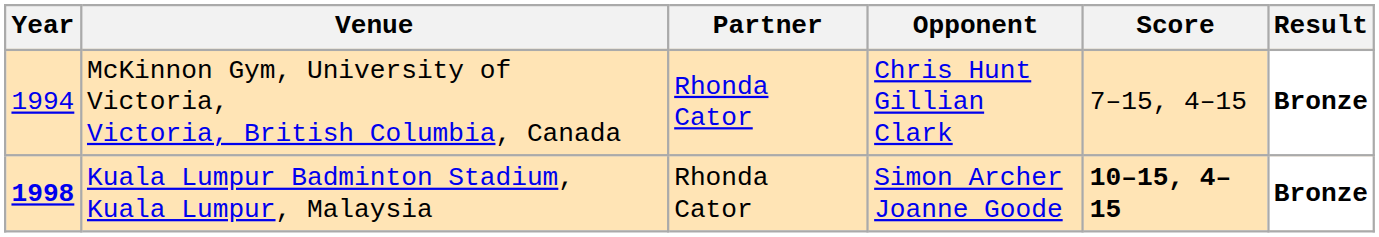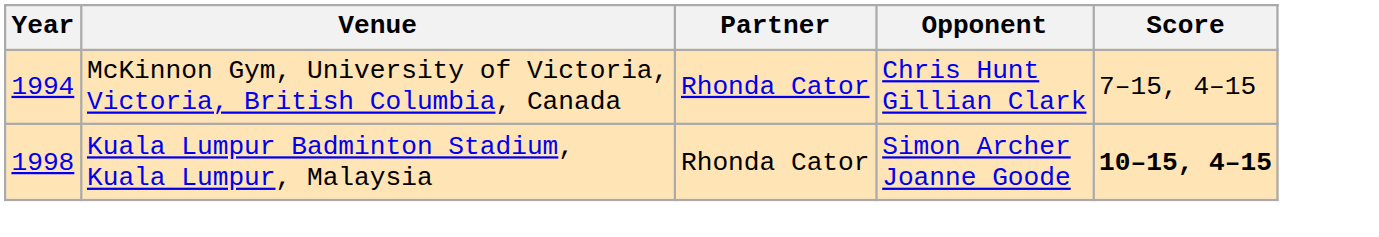- column: (1321, 27)
(43, 193) bold -> (43, 162) normal
